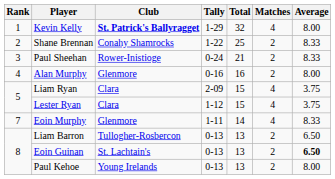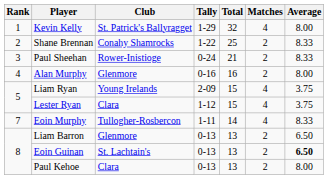(149, 27) bold -> (145, 27) normal
(108, 89) Clara -> (127, 89) Young Irelands
(117, 120) Glenmore -> (139, 120) Tullogher-Rosbercon
(139, 136) Tullogher-Rosbercon -> (117, 136) Glenmore
(127, 167) Young Irelands -> (108, 167) Clara
